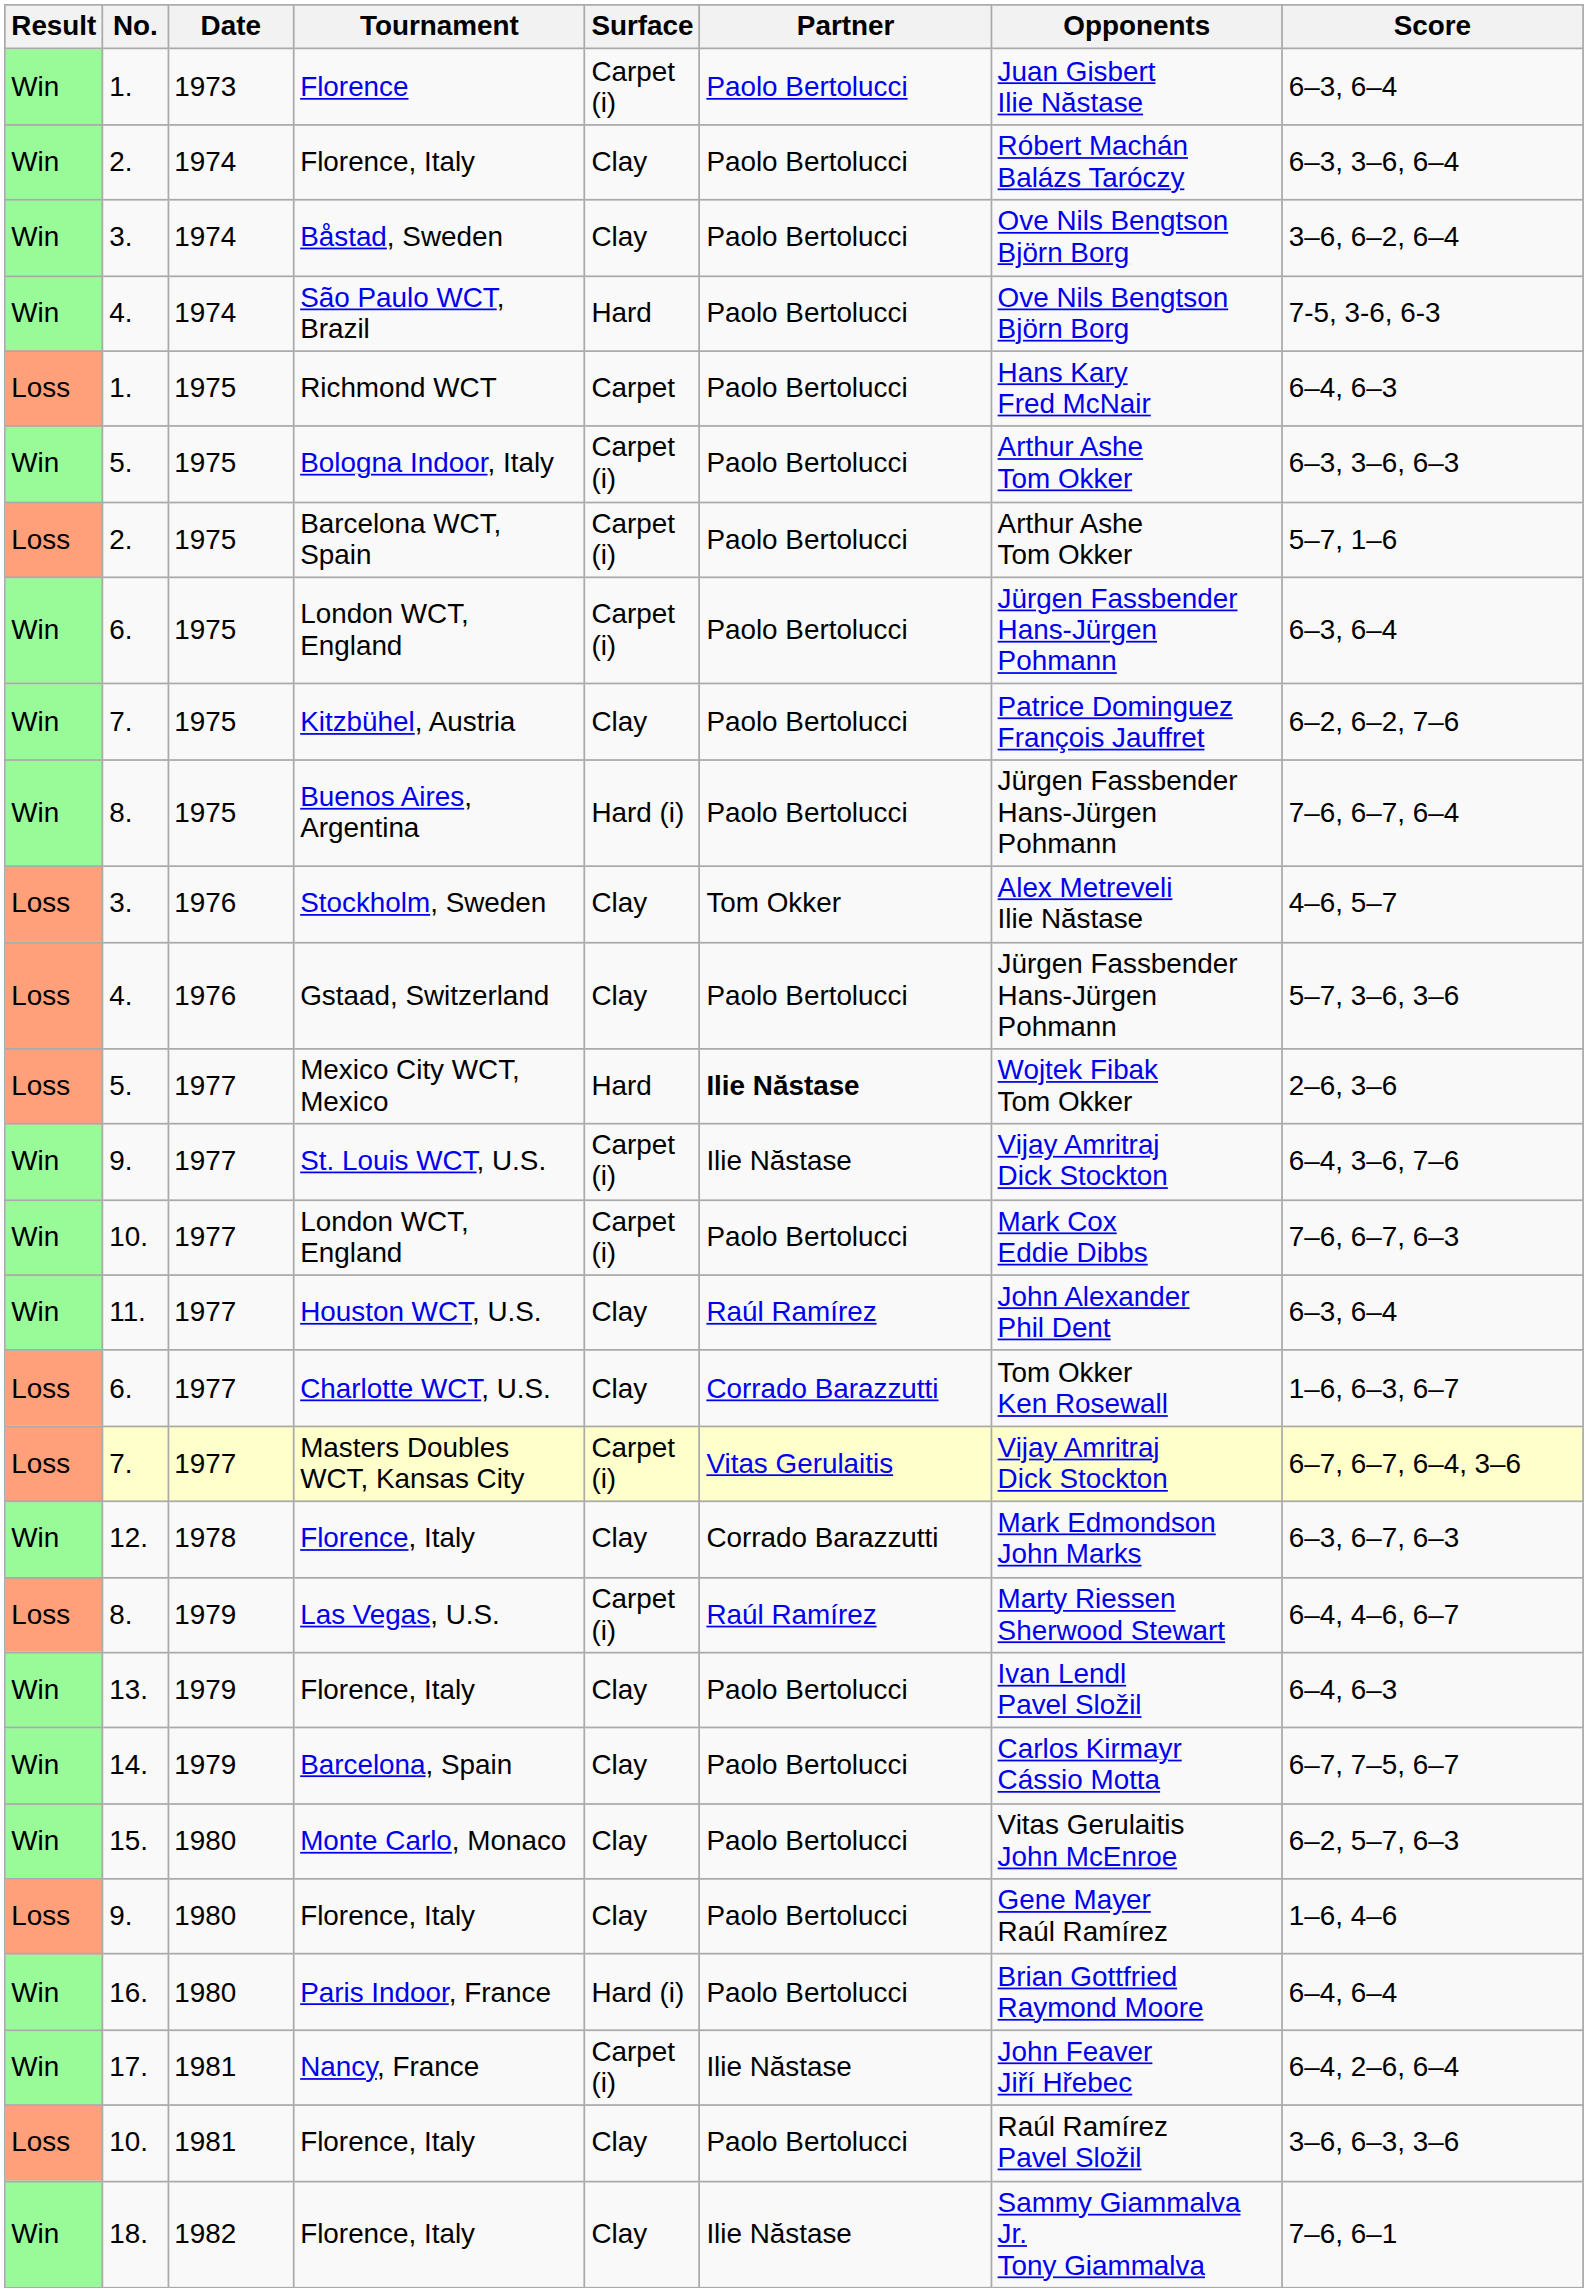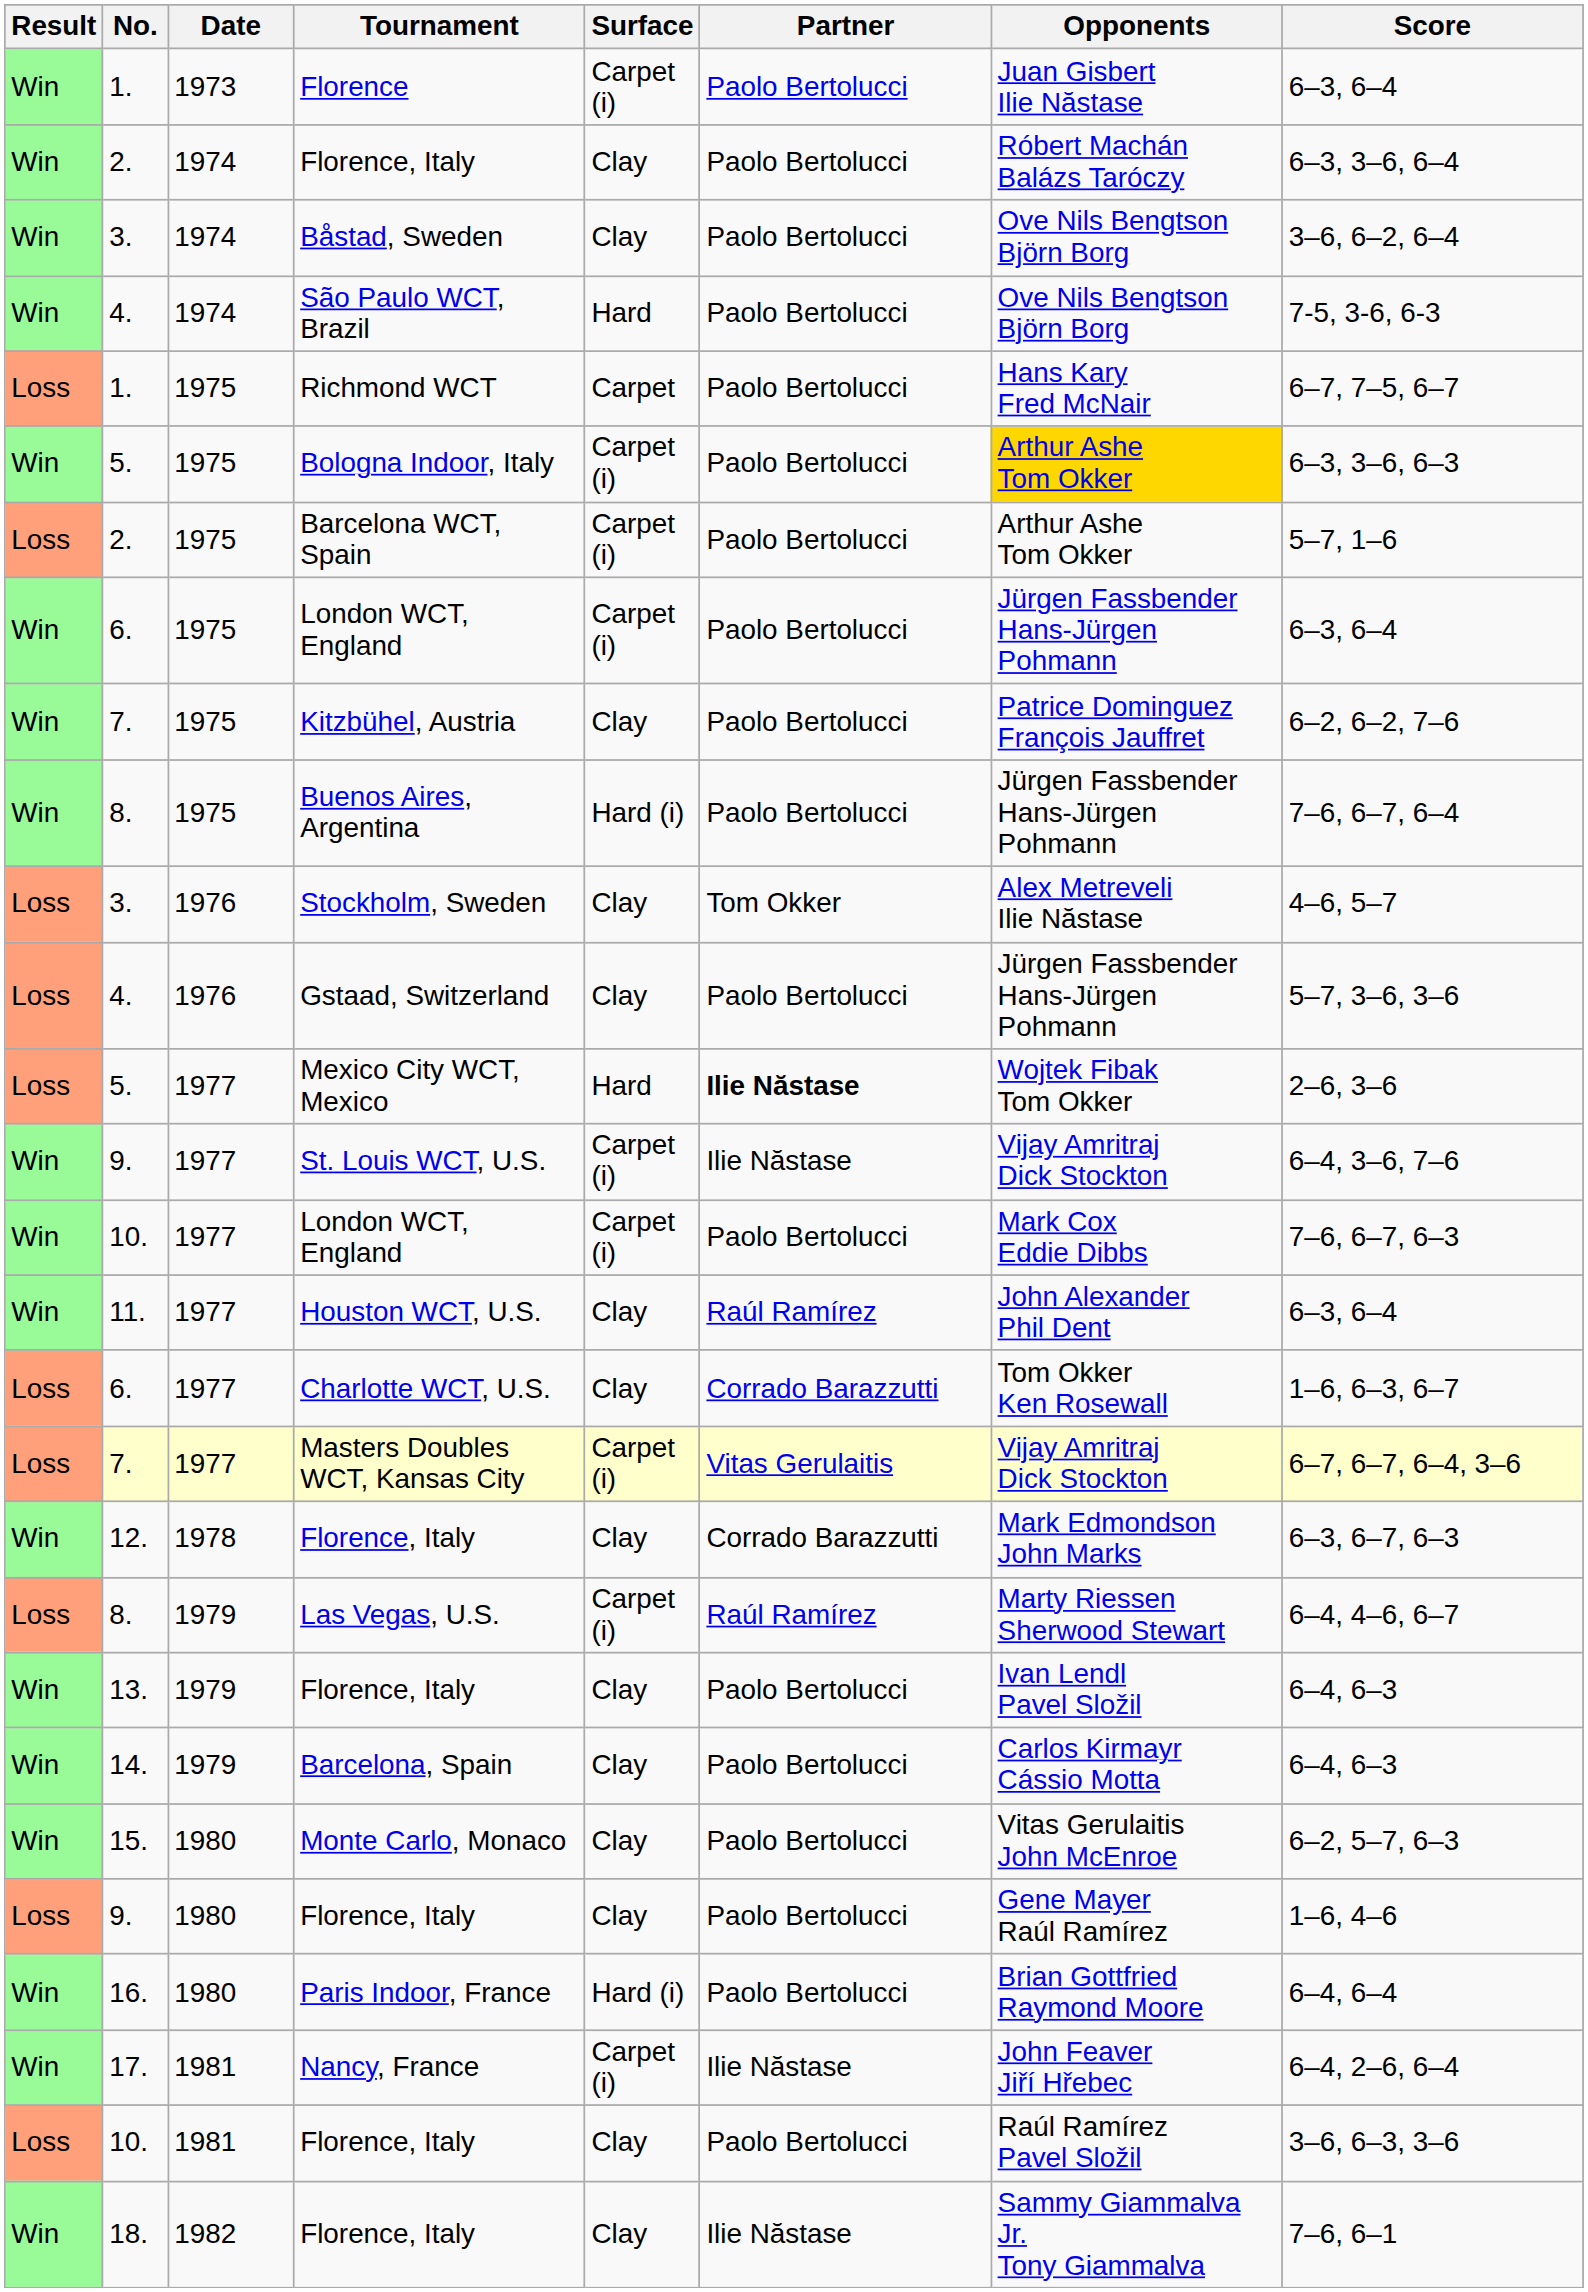(1343, 388) 6–4, 6–3 -> (1374, 388) 6–7, 7–5, 6–7
(1070, 463) no background -> (1070, 463) gold background
(1374, 1765) 6–7, 7–5, 6–7 -> (1343, 1765) 6–4, 6–3
